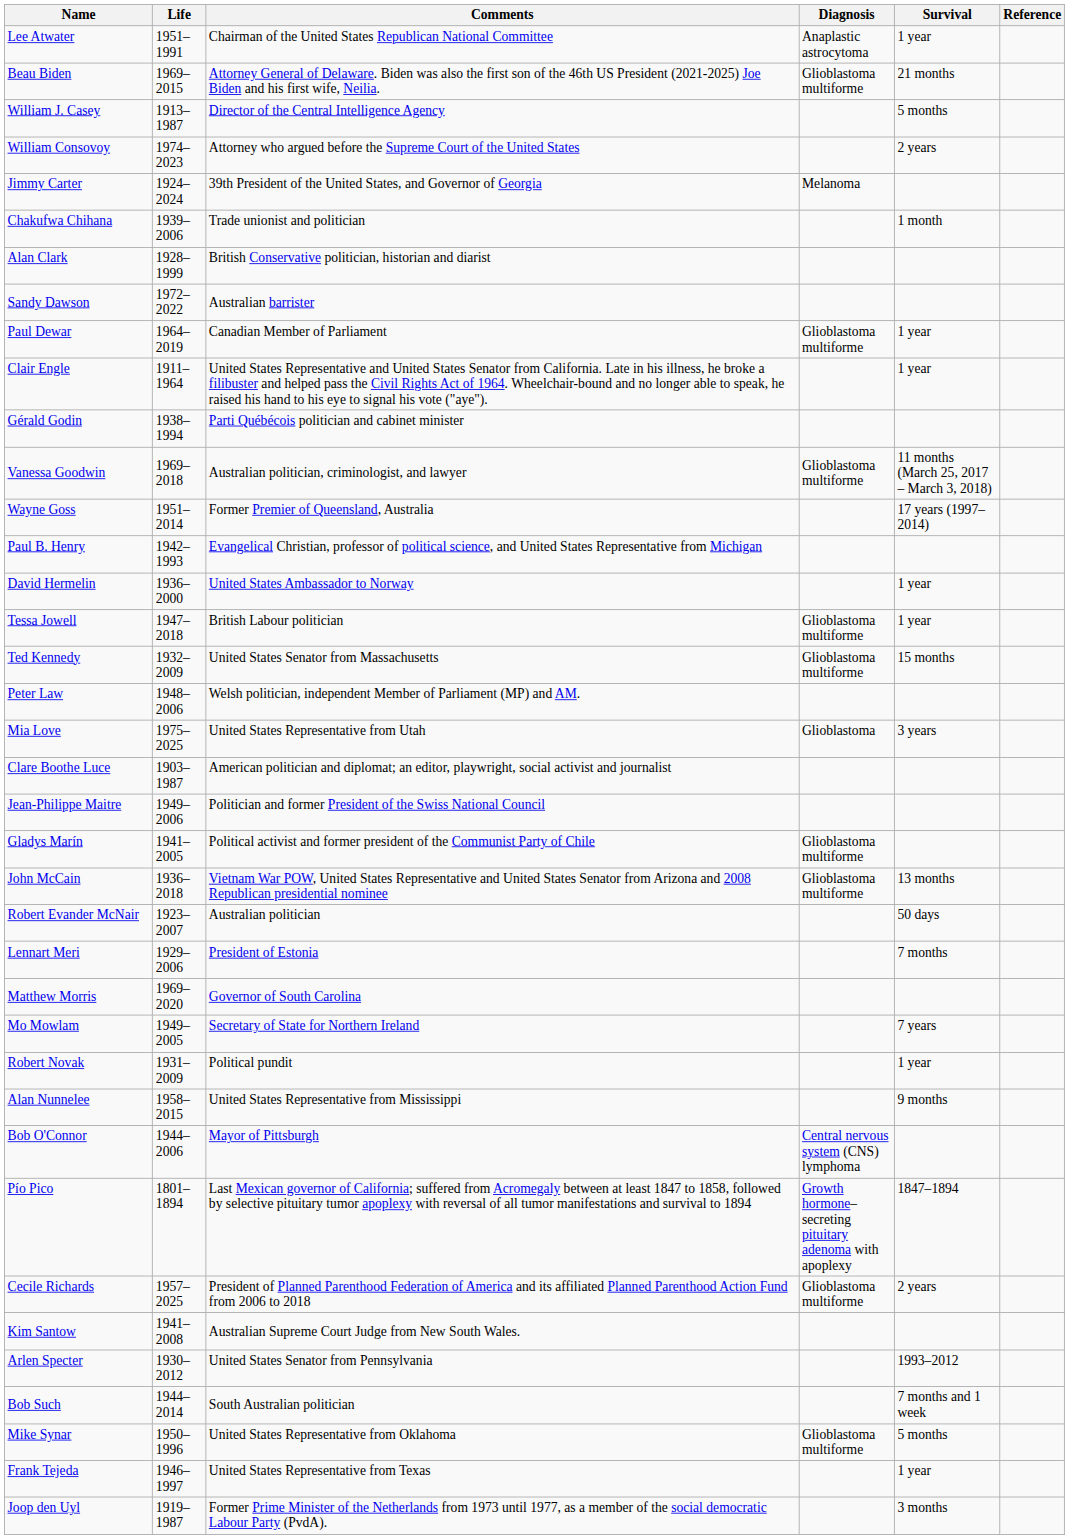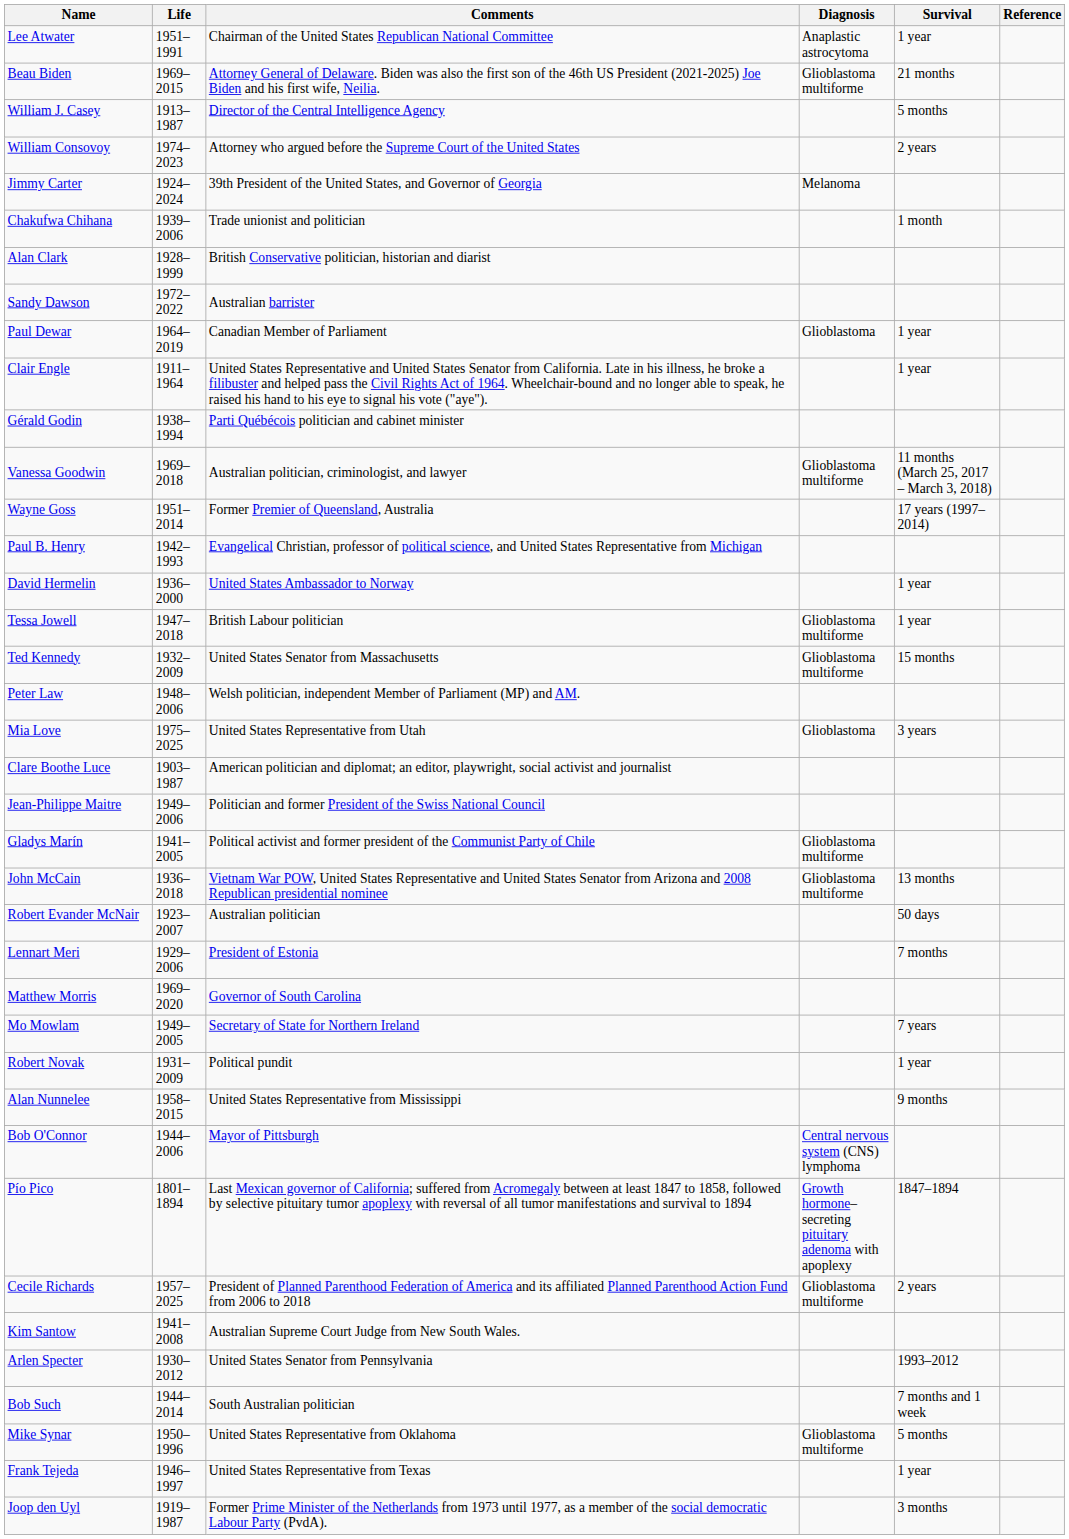(839, 339) Glioblastoma multiforme -> (839, 331) Glioblastoma
